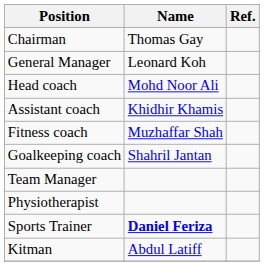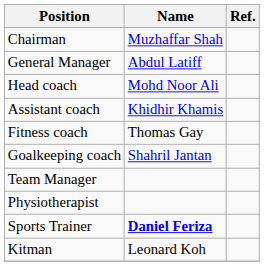(166, 39) Thomas Gay -> (175, 39) Muzhaffar Shah
(167, 62) Leonard Koh -> (165, 62) Abdul Latiff
(175, 132) Muzhaffar Shah -> (166, 132) Thomas Gay
(165, 249) Abdul Latiff -> (167, 249) Leonard Koh
